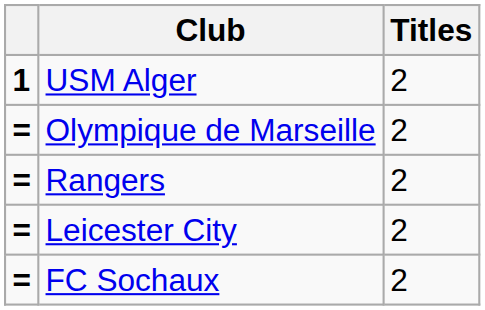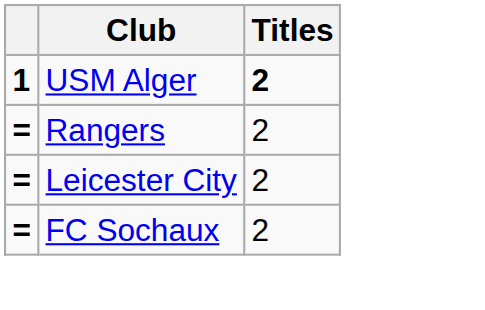(399, 80) normal -> (260, 80) bold
- row: (211, 130)
